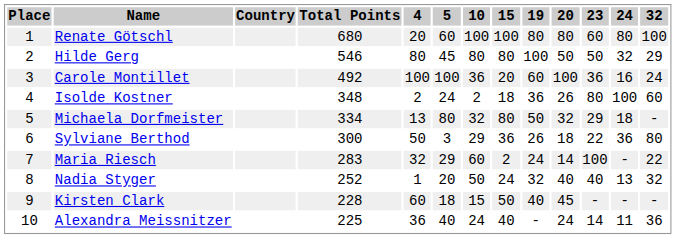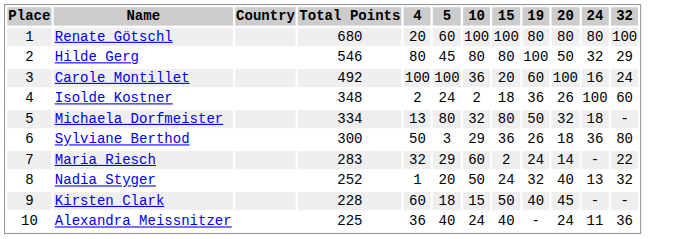- column: (595, 16)
